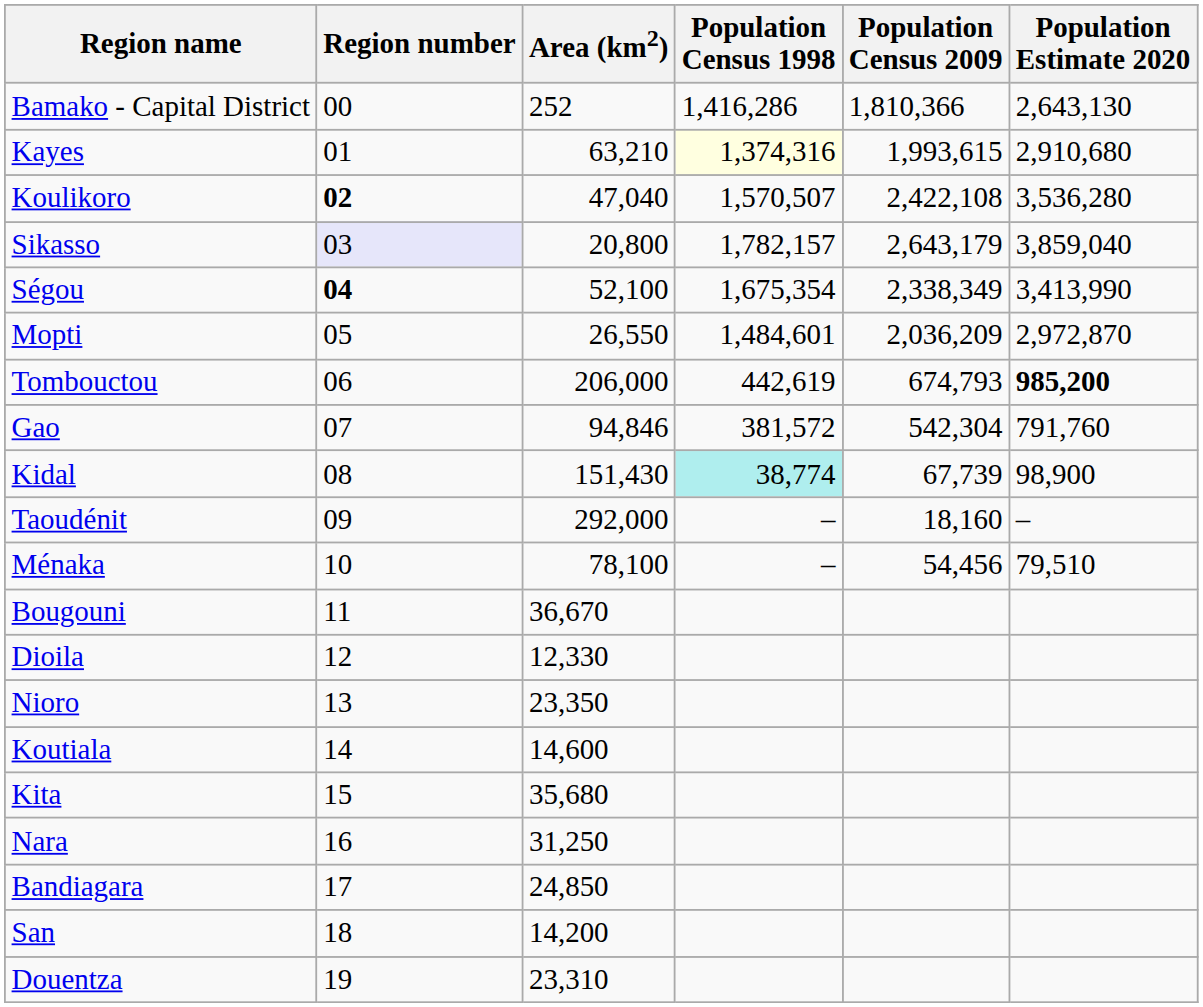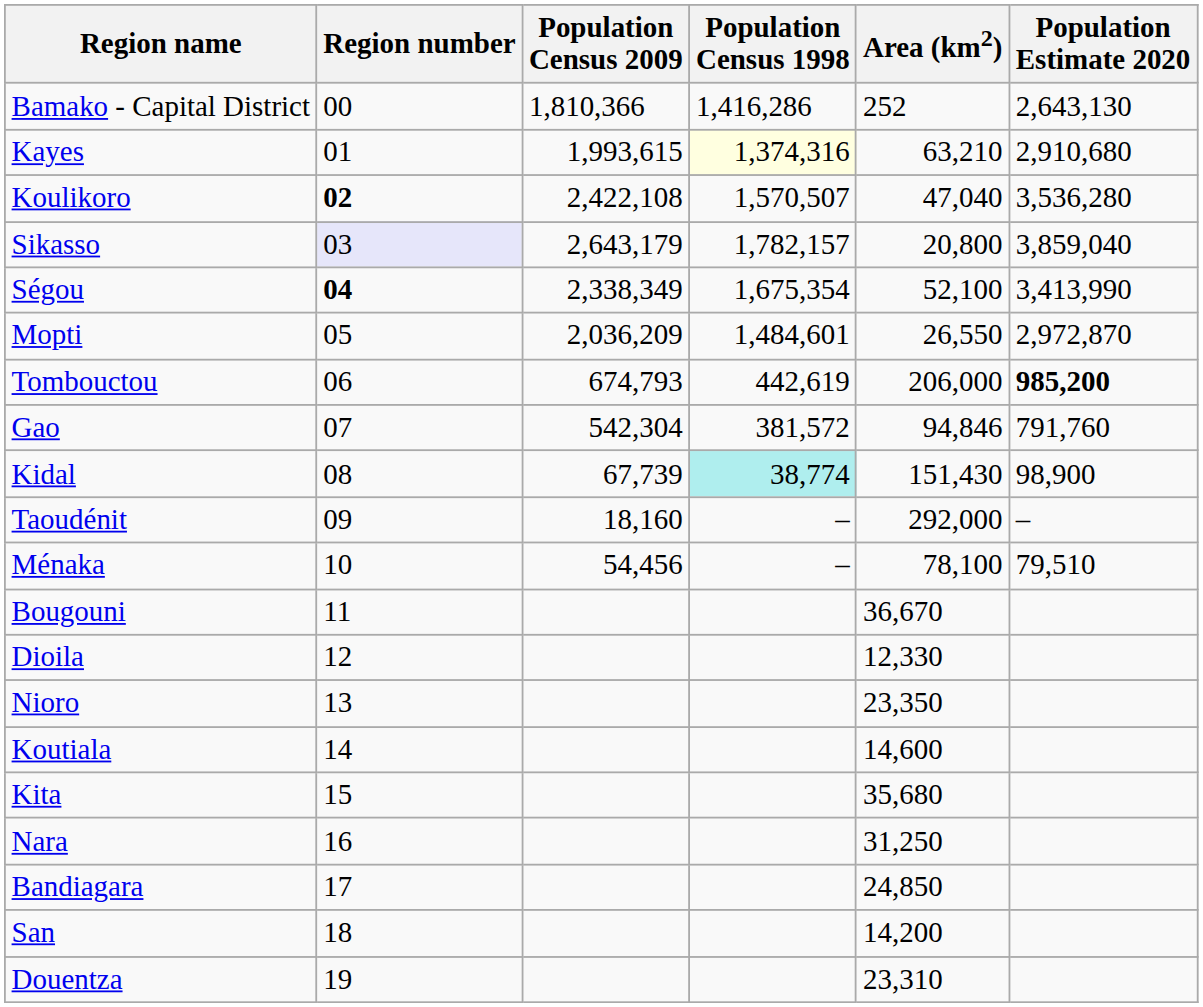columns swapped: (599, 43) <-> (926, 43)
